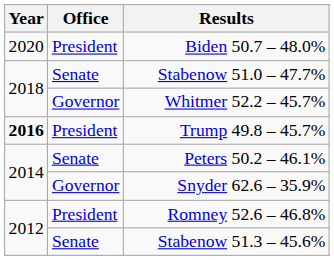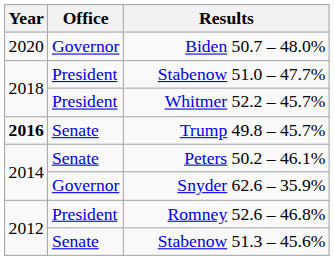(85, 46) President -> (86, 46) Governor
(75, 74) Senate -> (85, 74) President
(86, 102) Governor -> (85, 102) President
(85, 130) President -> (75, 130) Senate
